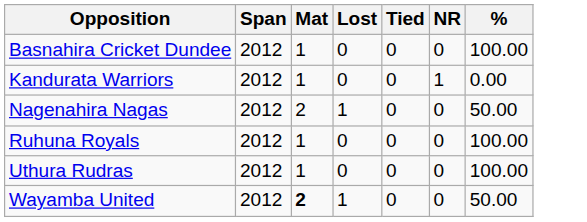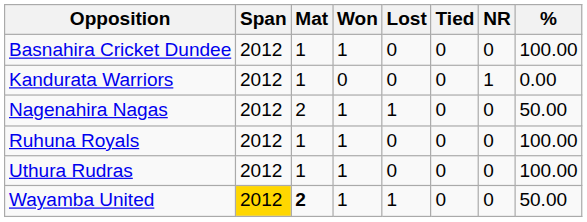+ column: (357, 19)
(261, 200) no background -> (261, 200) gold background
